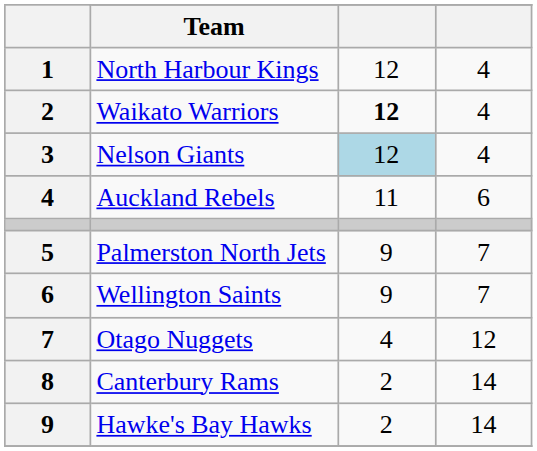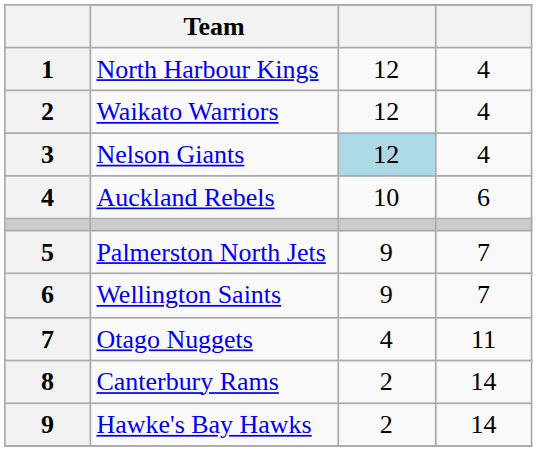(386, 111) bold -> (386, 111) normal
(386, 197) 11 -> (386, 197) 10
(484, 338) 12 -> (484, 338) 11
